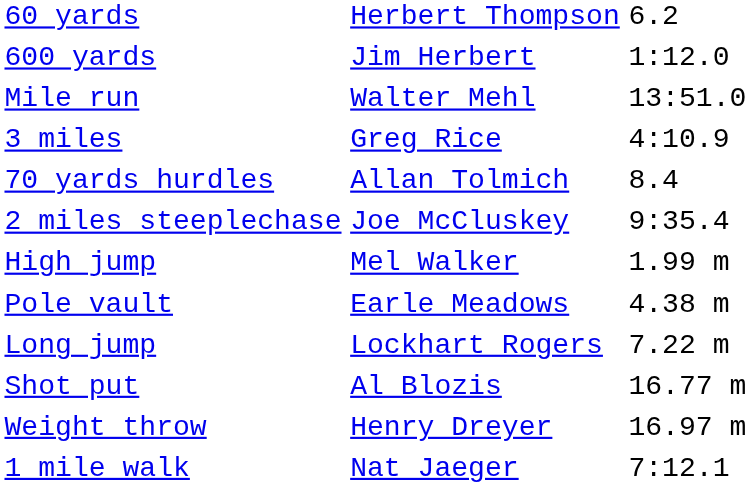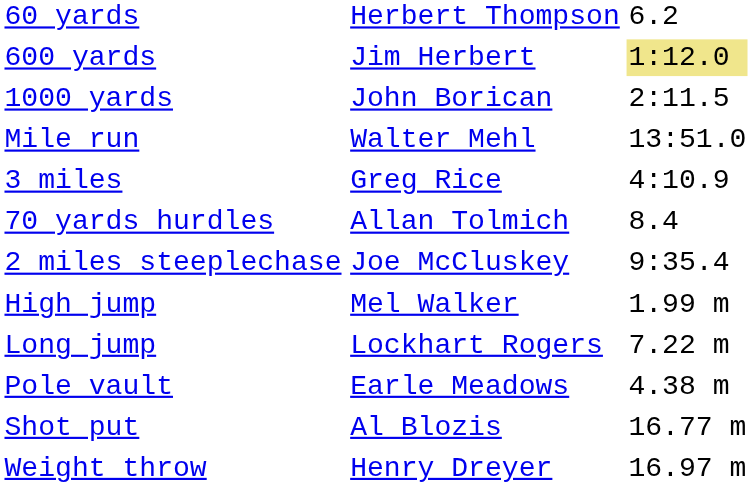(679, 58) no background -> (679, 58) khaki background
+ row: (89, 99)
rows swapped: (89, 304) <-> (80, 345)
- row: (97, 468)
